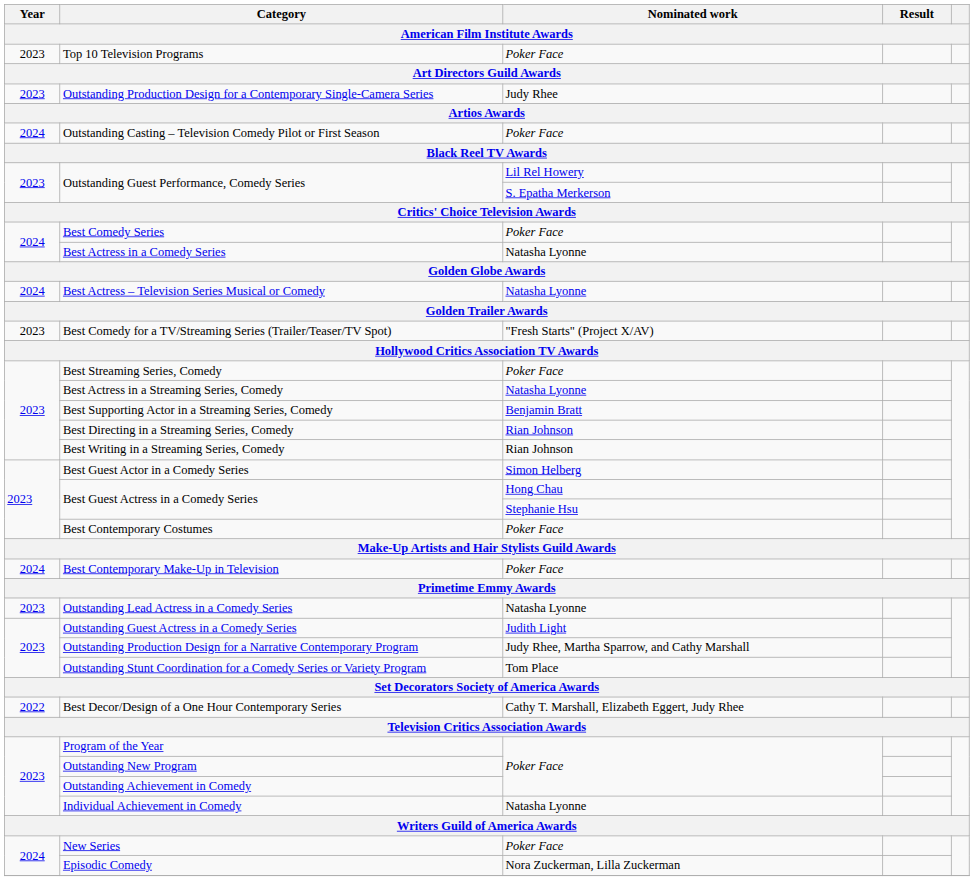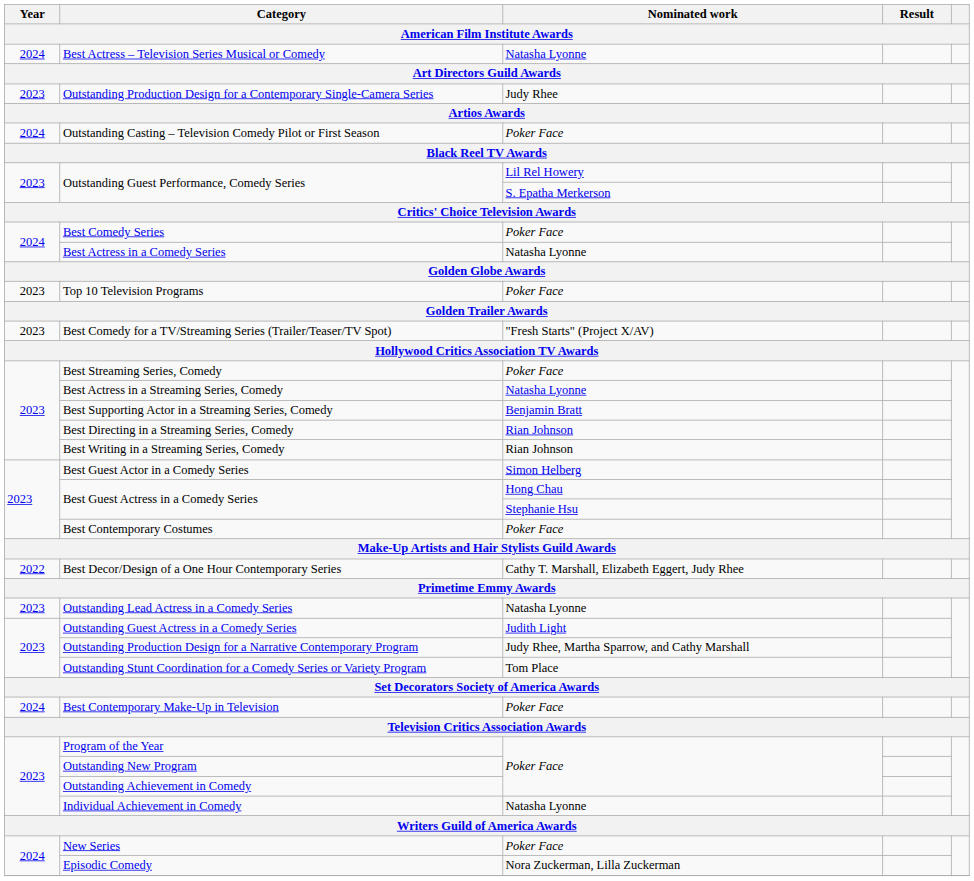rows swapped: (133, 53) <-> (194, 291)
rows swapped: (171, 568) <-> (202, 707)
